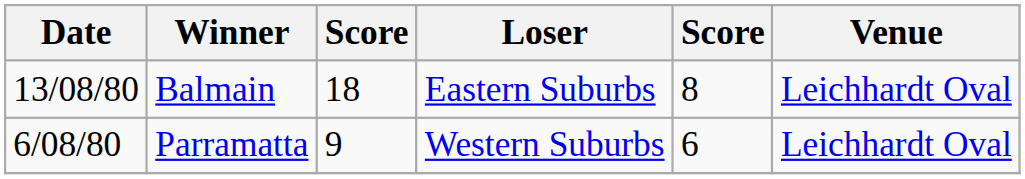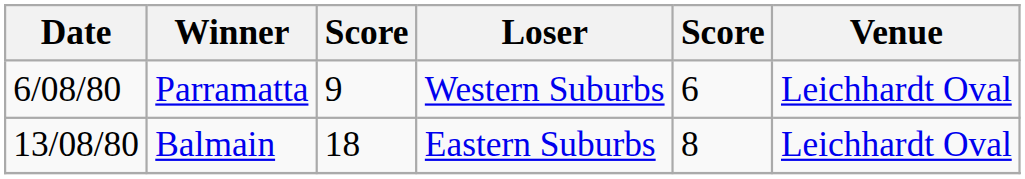rows swapped: (232, 144) <-> (215, 88)
